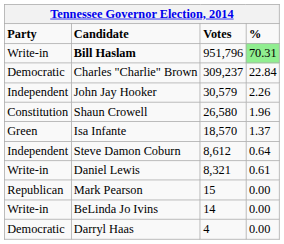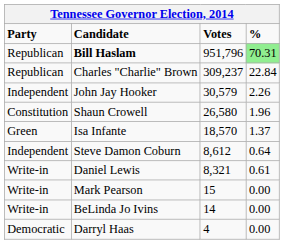(28, 53) Write-in -> (35, 53) Republican
(36, 72) Democratic -> (35, 72) Republican
(35, 190) Republican -> (28, 190) Write-in
